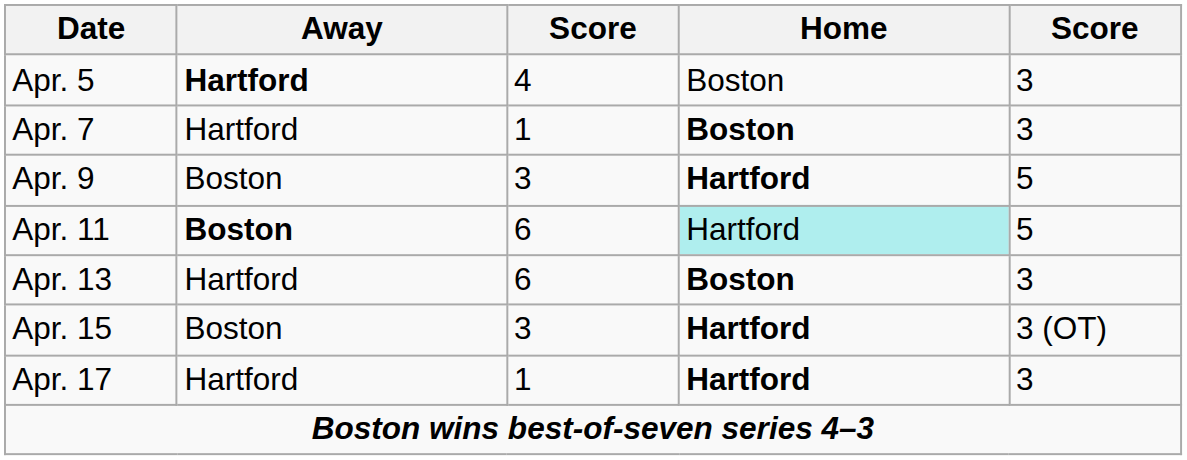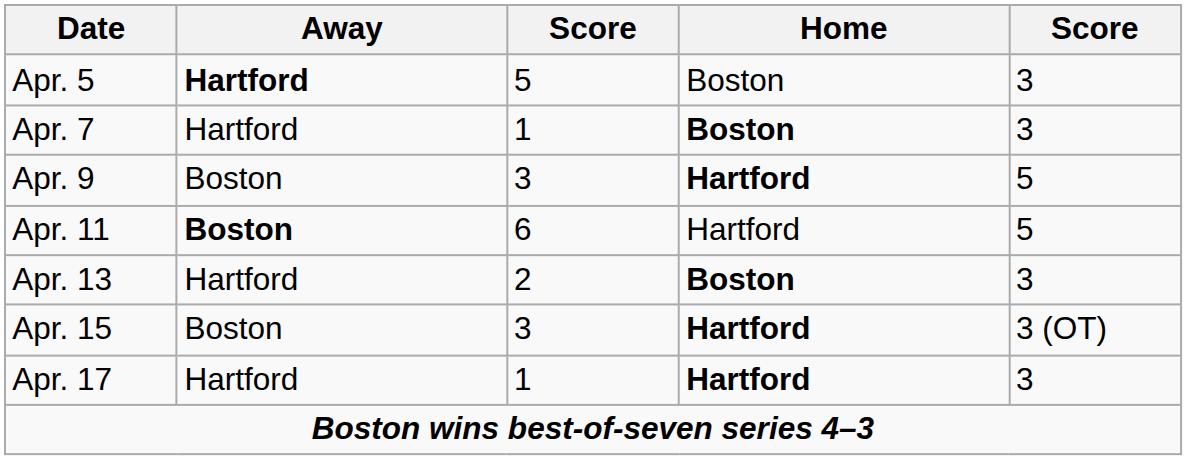(523, 79) 4 -> (523, 79) 5
(743, 229) paleturquoise background -> (743, 229) no background
(523, 279) 6 -> (523, 279) 2
